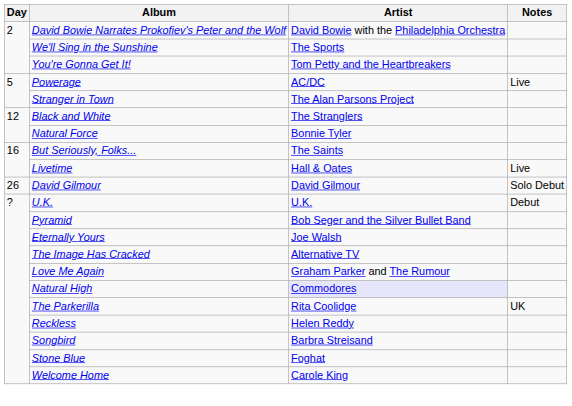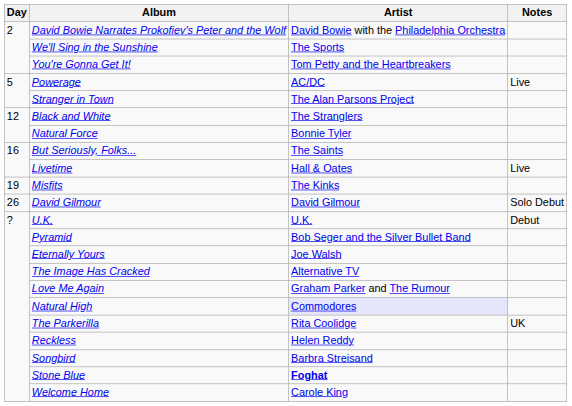+ row: (47, 185)
(308, 358) normal -> (309, 375) bold
